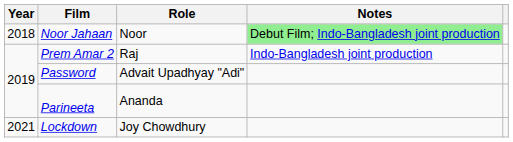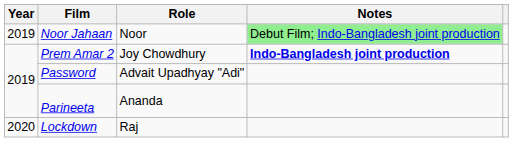(21, 34) 2018 -> (21, 34) 2019
(129, 53) Raj -> (163, 53) Joy Chowdhury
(341, 53) normal -> (350, 53) bold
(21, 127) 2021 -> (21, 127) 2020
(163, 127) Joy Chowdhury -> (129, 127) Raj
